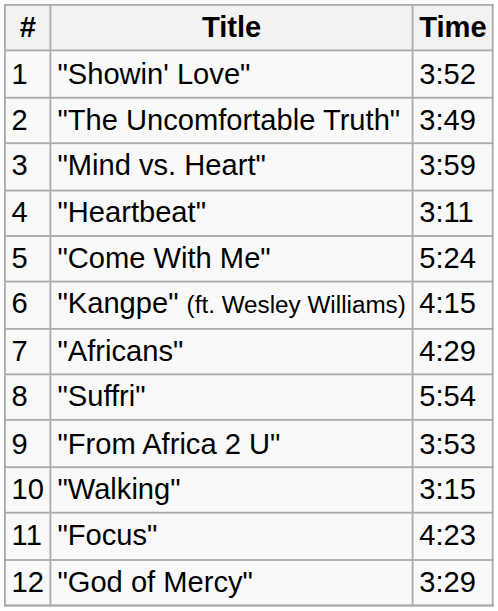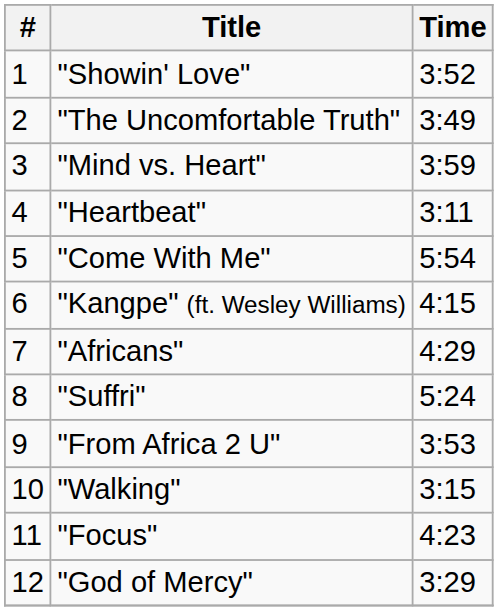(448, 258) 5:24 -> (448, 258) 5:54
(448, 397) 5:54 -> (448, 397) 5:24
